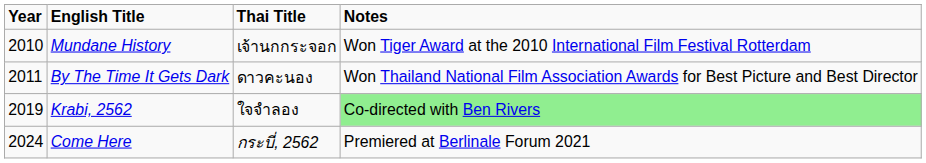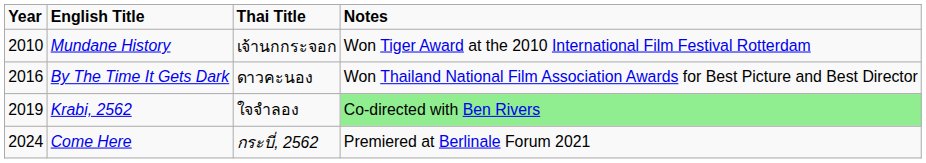(25, 77) 2011 -> (26, 77) 2016
